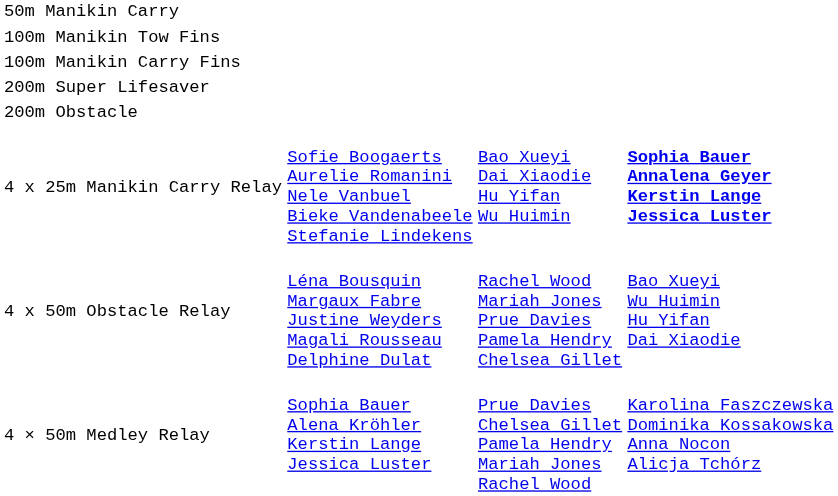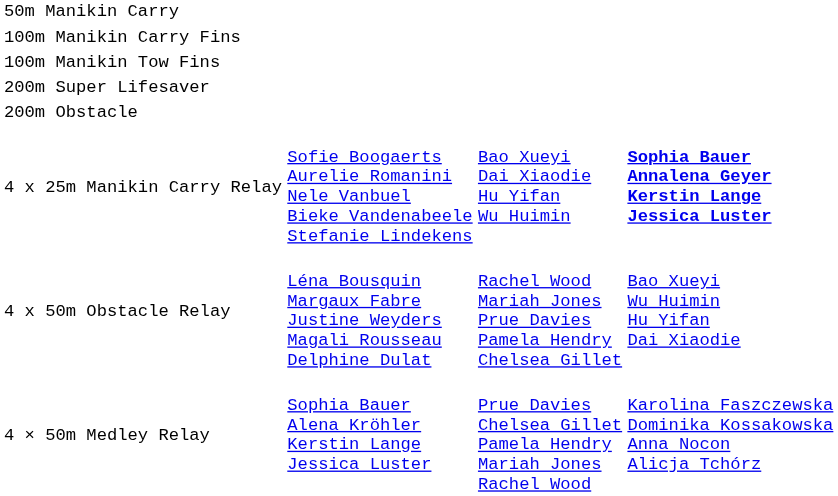rows swapped: (122, 62) <-> (112, 37)
